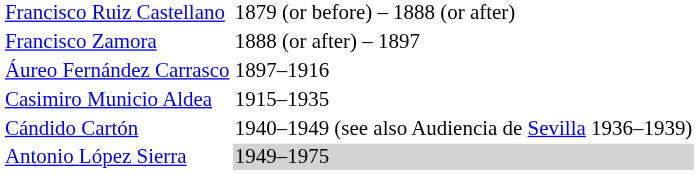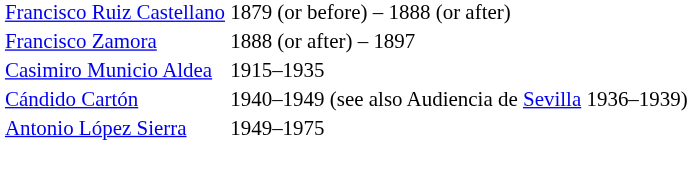- row: (117, 70)
(282, 156) lightgrey background -> (277, 127) no background
